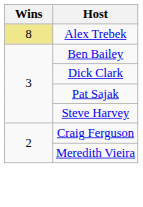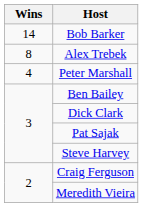+ row: (95, 34)
(29, 34) khaki background -> (29, 53) no background
+ row: (95, 73)
